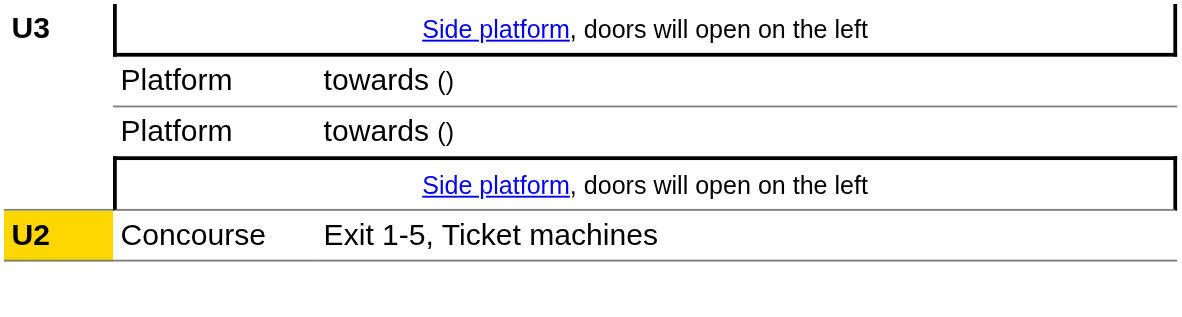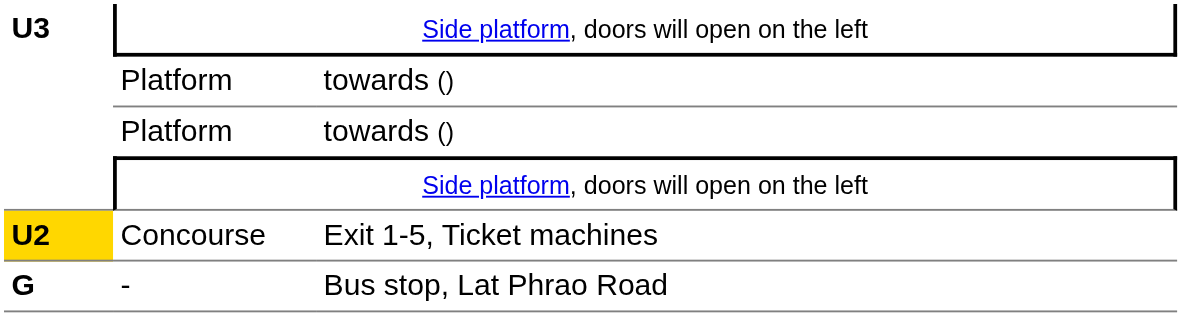+ row: (126, 285)
